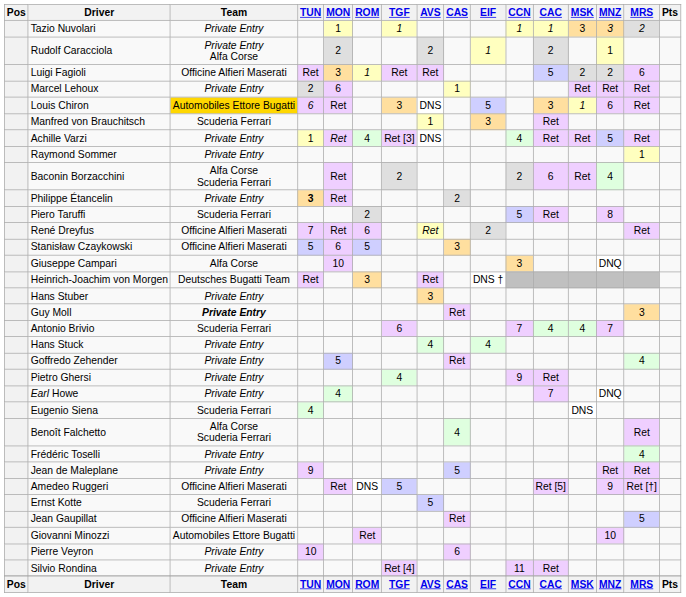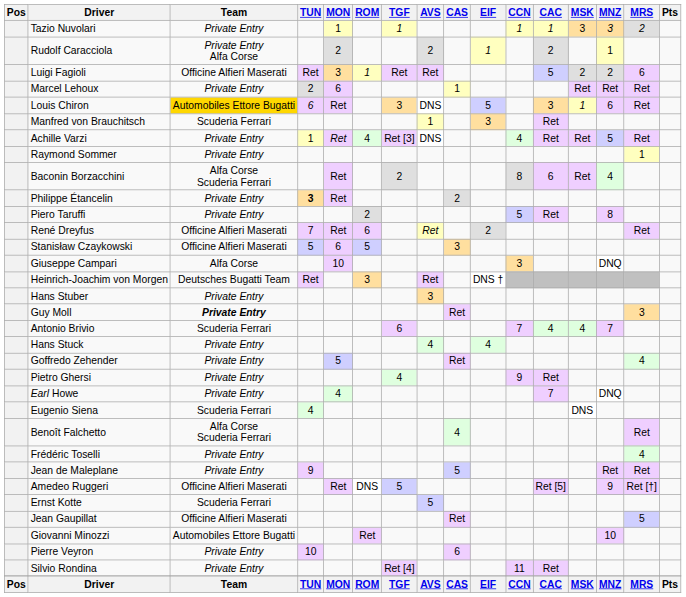(519, 176) 2 -> (519, 176) 8
(234, 214) Scuderia Ferrari -> (234, 214) Private Entry
